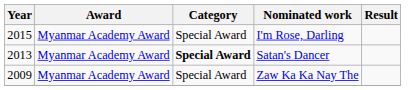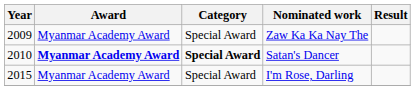rows swapped: (308, 75) <-> (300, 35)
(20, 55) 2013 -> (20, 55) 2010
(104, 55) normal -> (108, 55) bold
